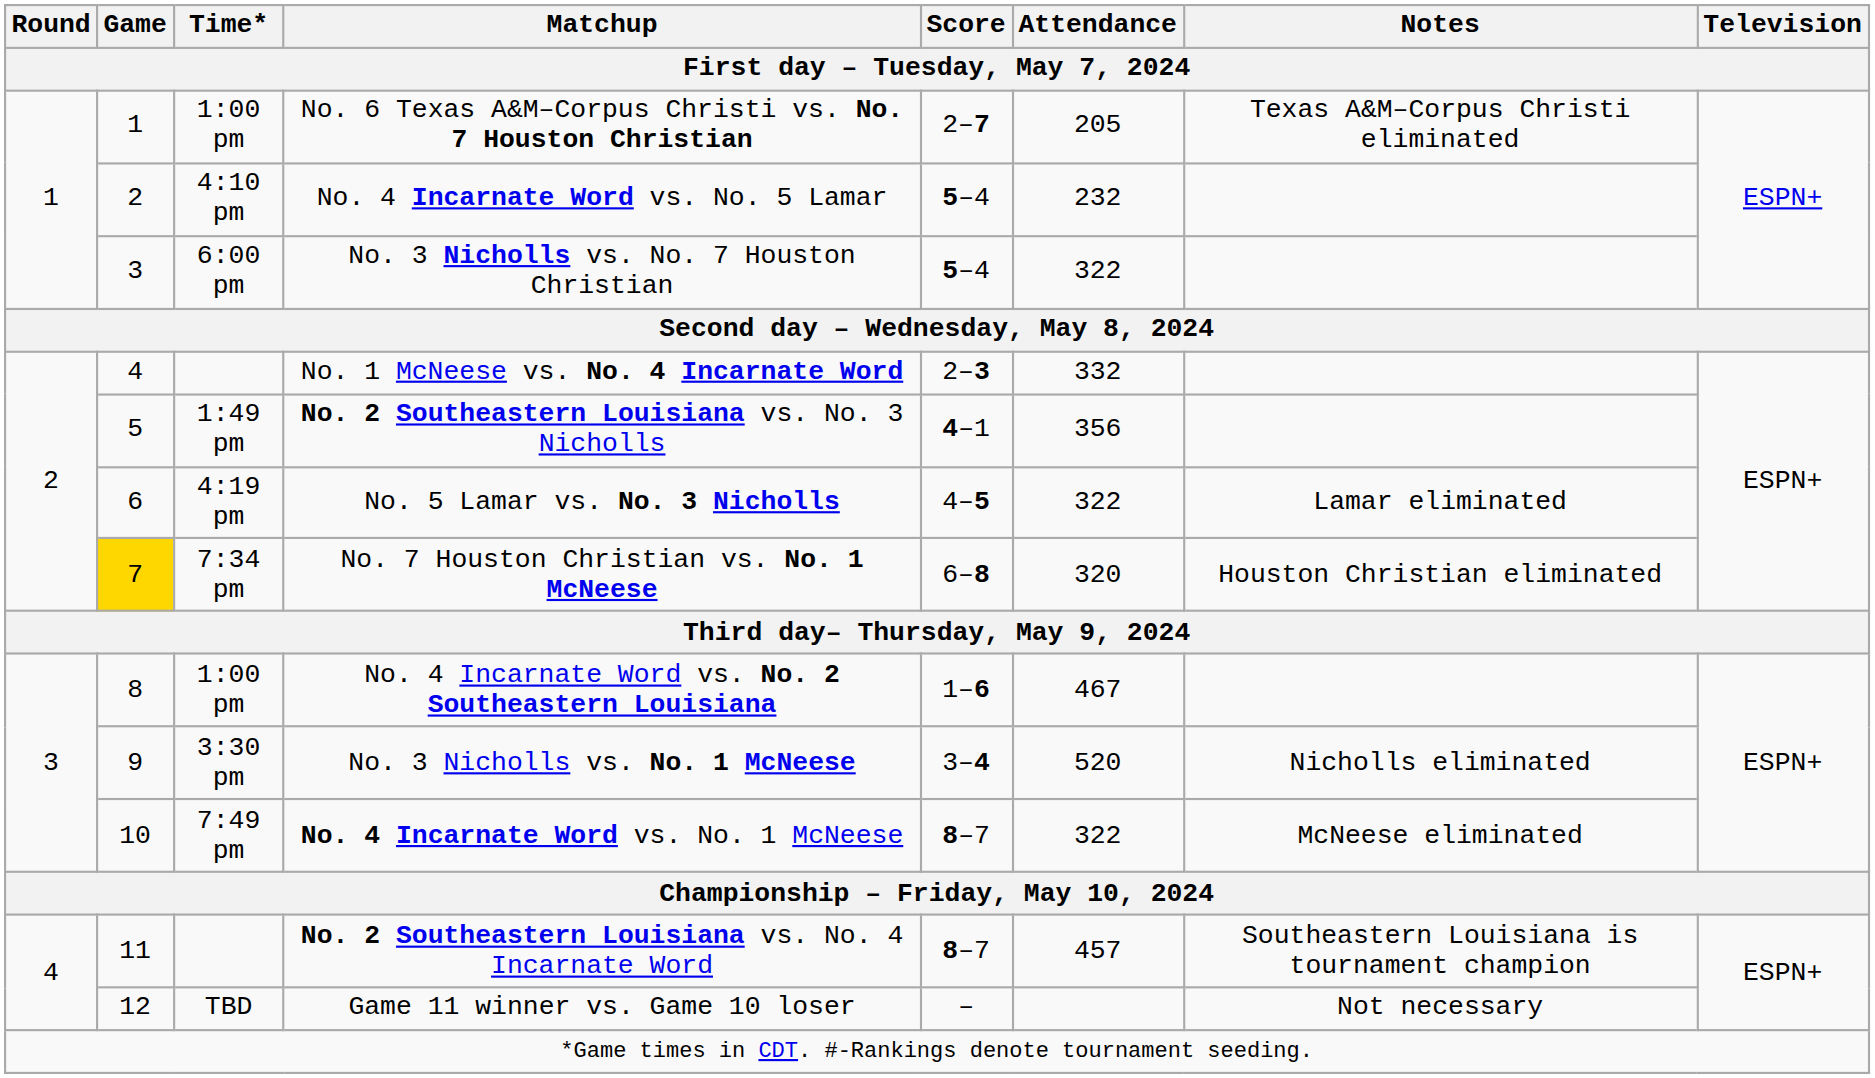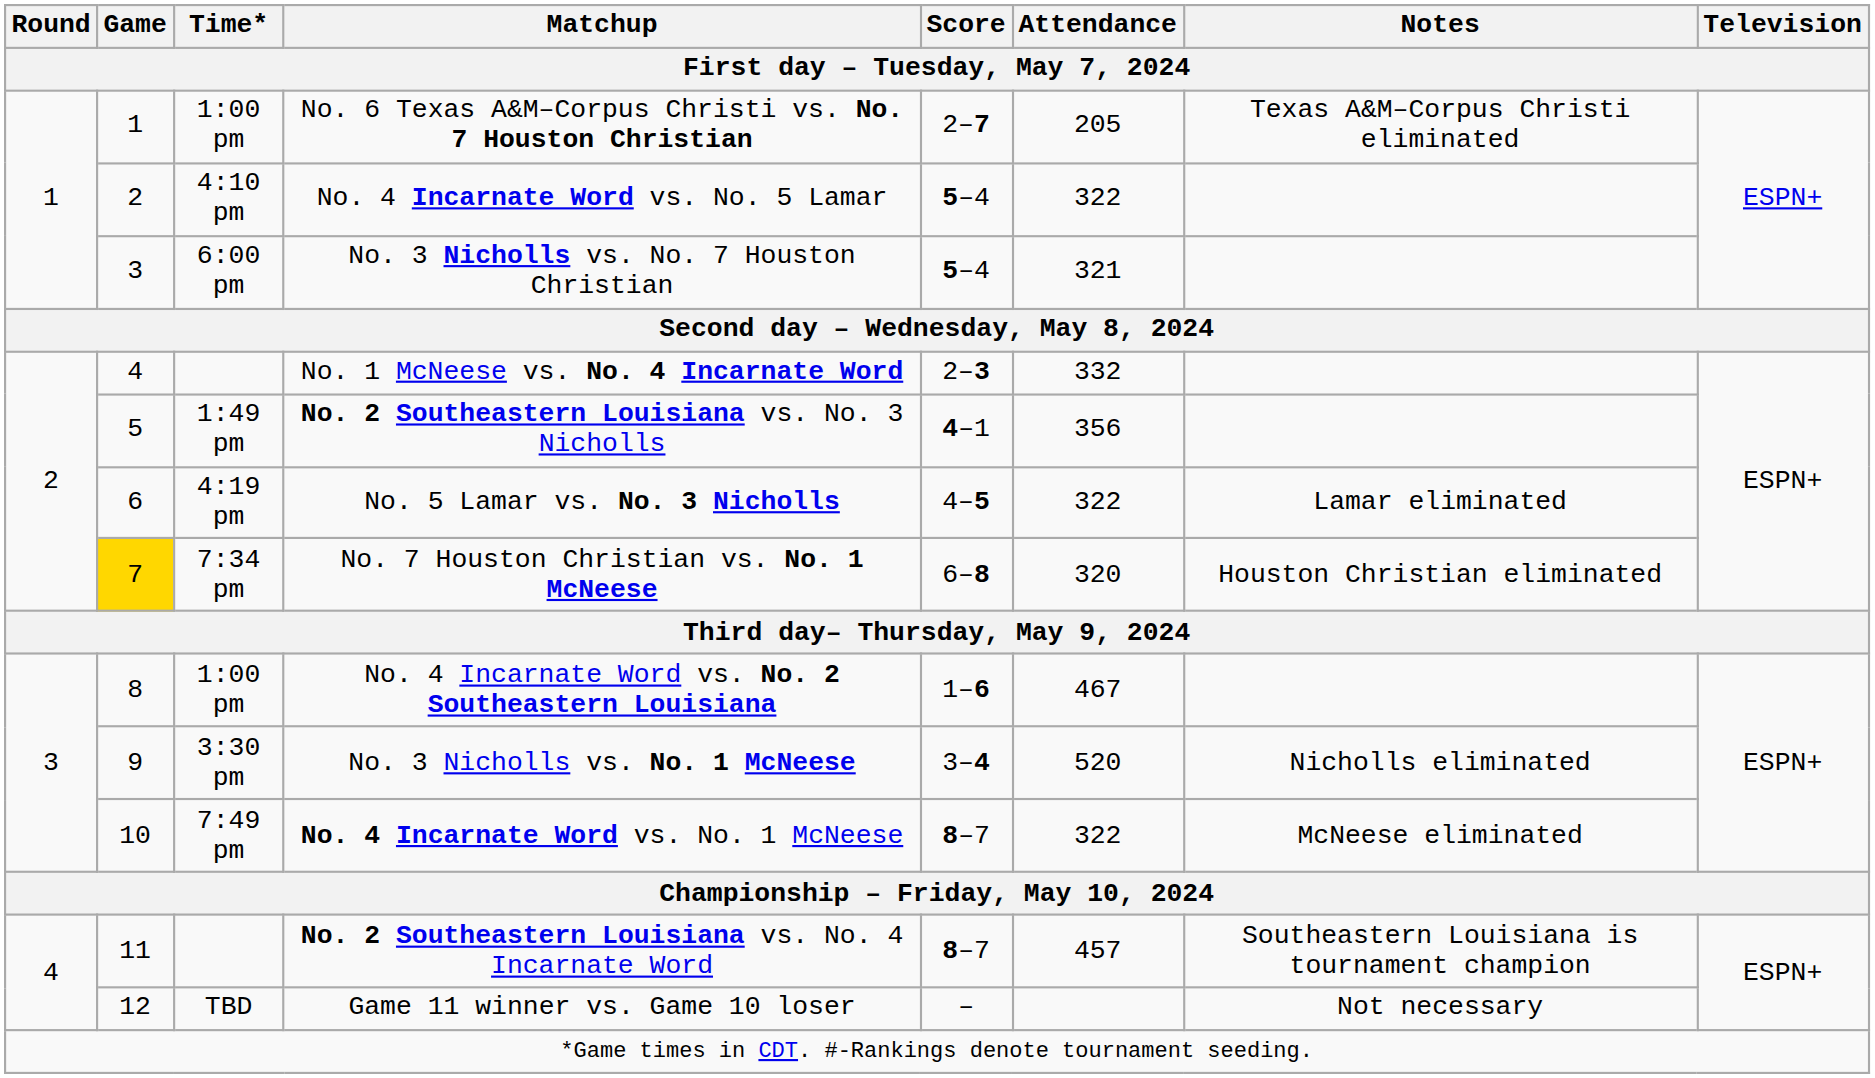(1098, 200) 232 -> (1098, 200) 322
(1098, 272) 322 -> (1098, 272) 321
